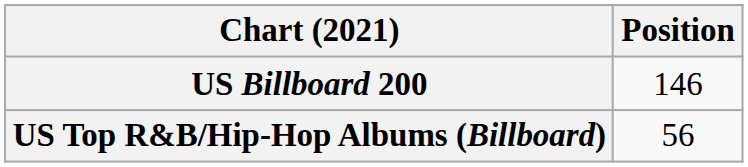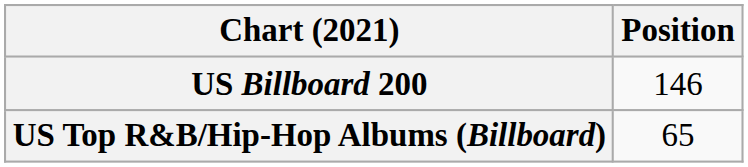(678, 135) 56 -> (678, 135) 65
